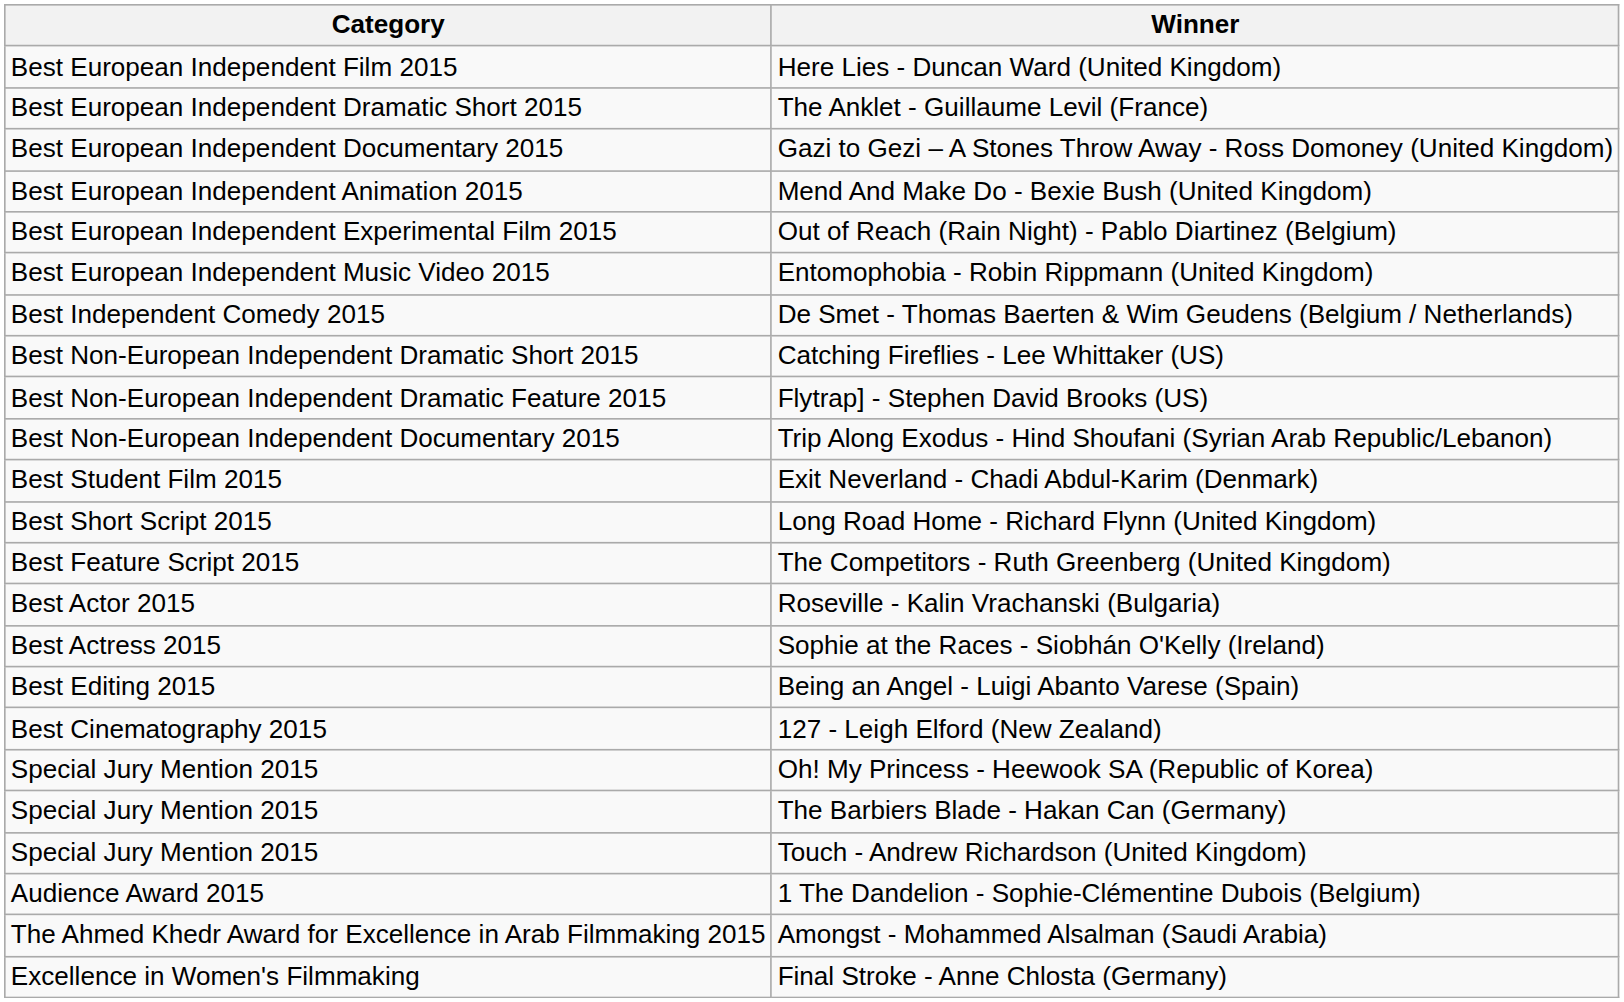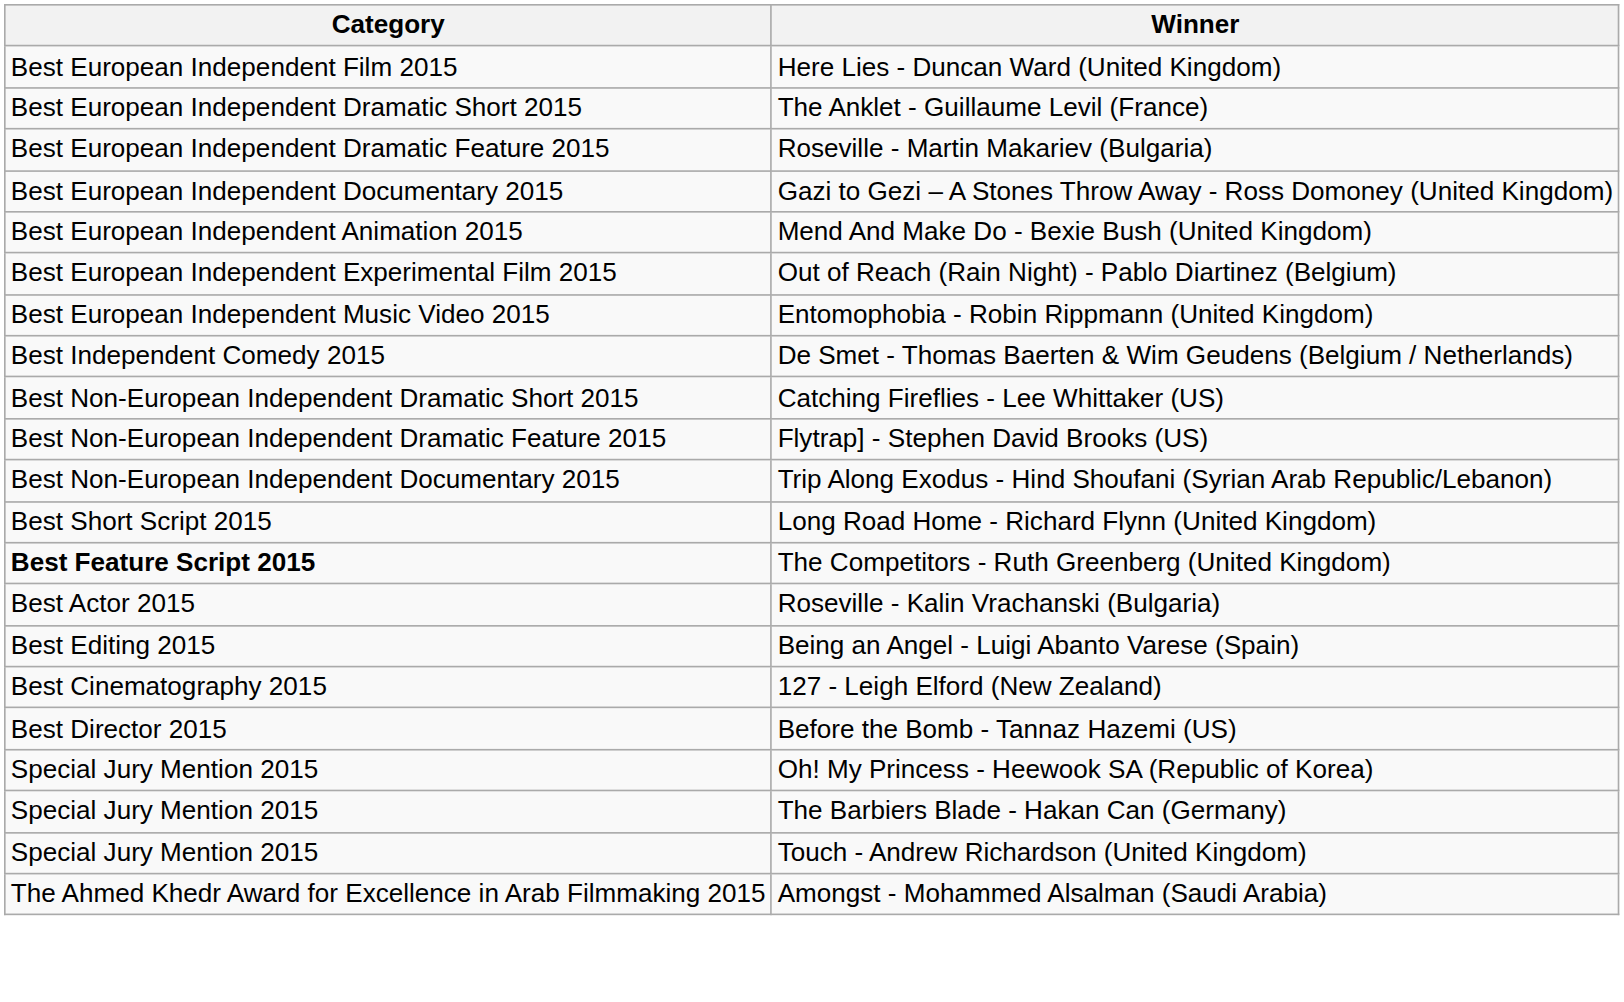+ row: (995, 149)
- row: (1048, 480)
(155, 562) normal -> (163, 562) bold
- row: (1051, 645)
+ row: (1007, 728)
- row: (1099, 893)
- row: (1002, 976)
